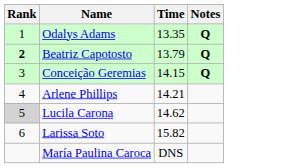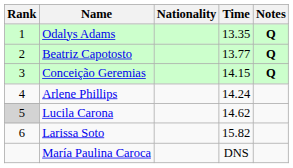+ column: (187, 14)
(22, 53) bold -> (22, 53) normal
(171, 53) 13.79 -> (236, 53) 13.77
(171, 93) 14.21 -> (236, 93) 14.24
